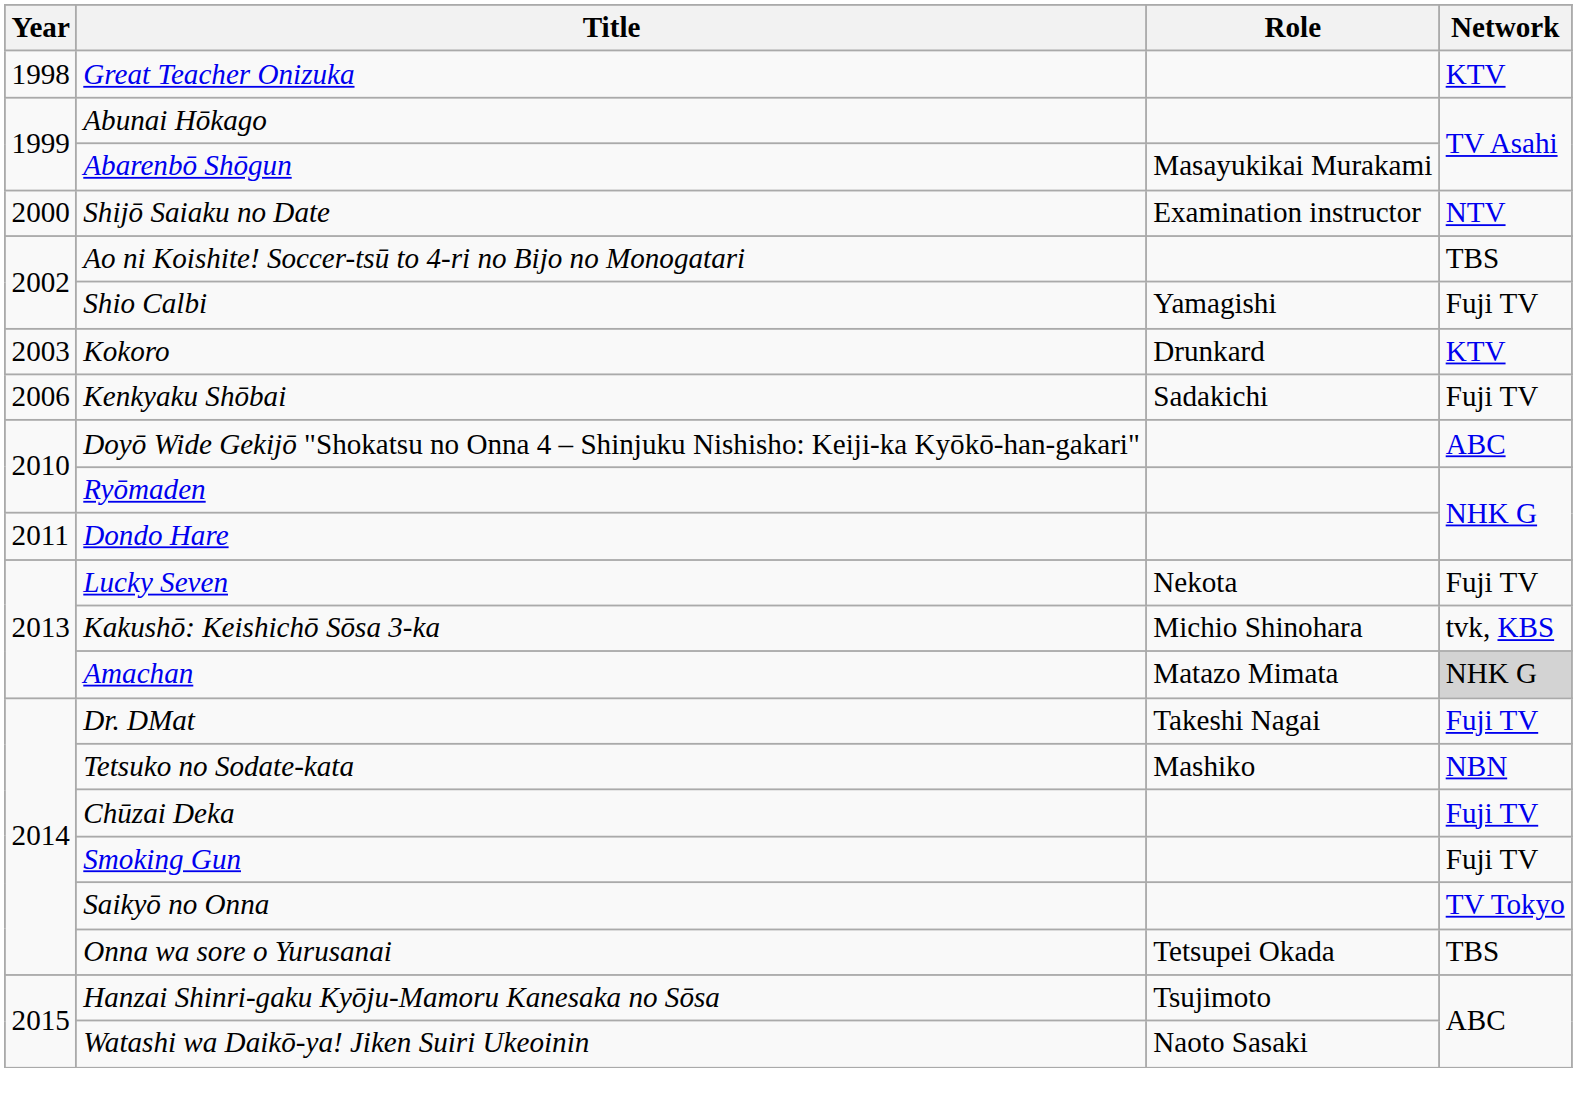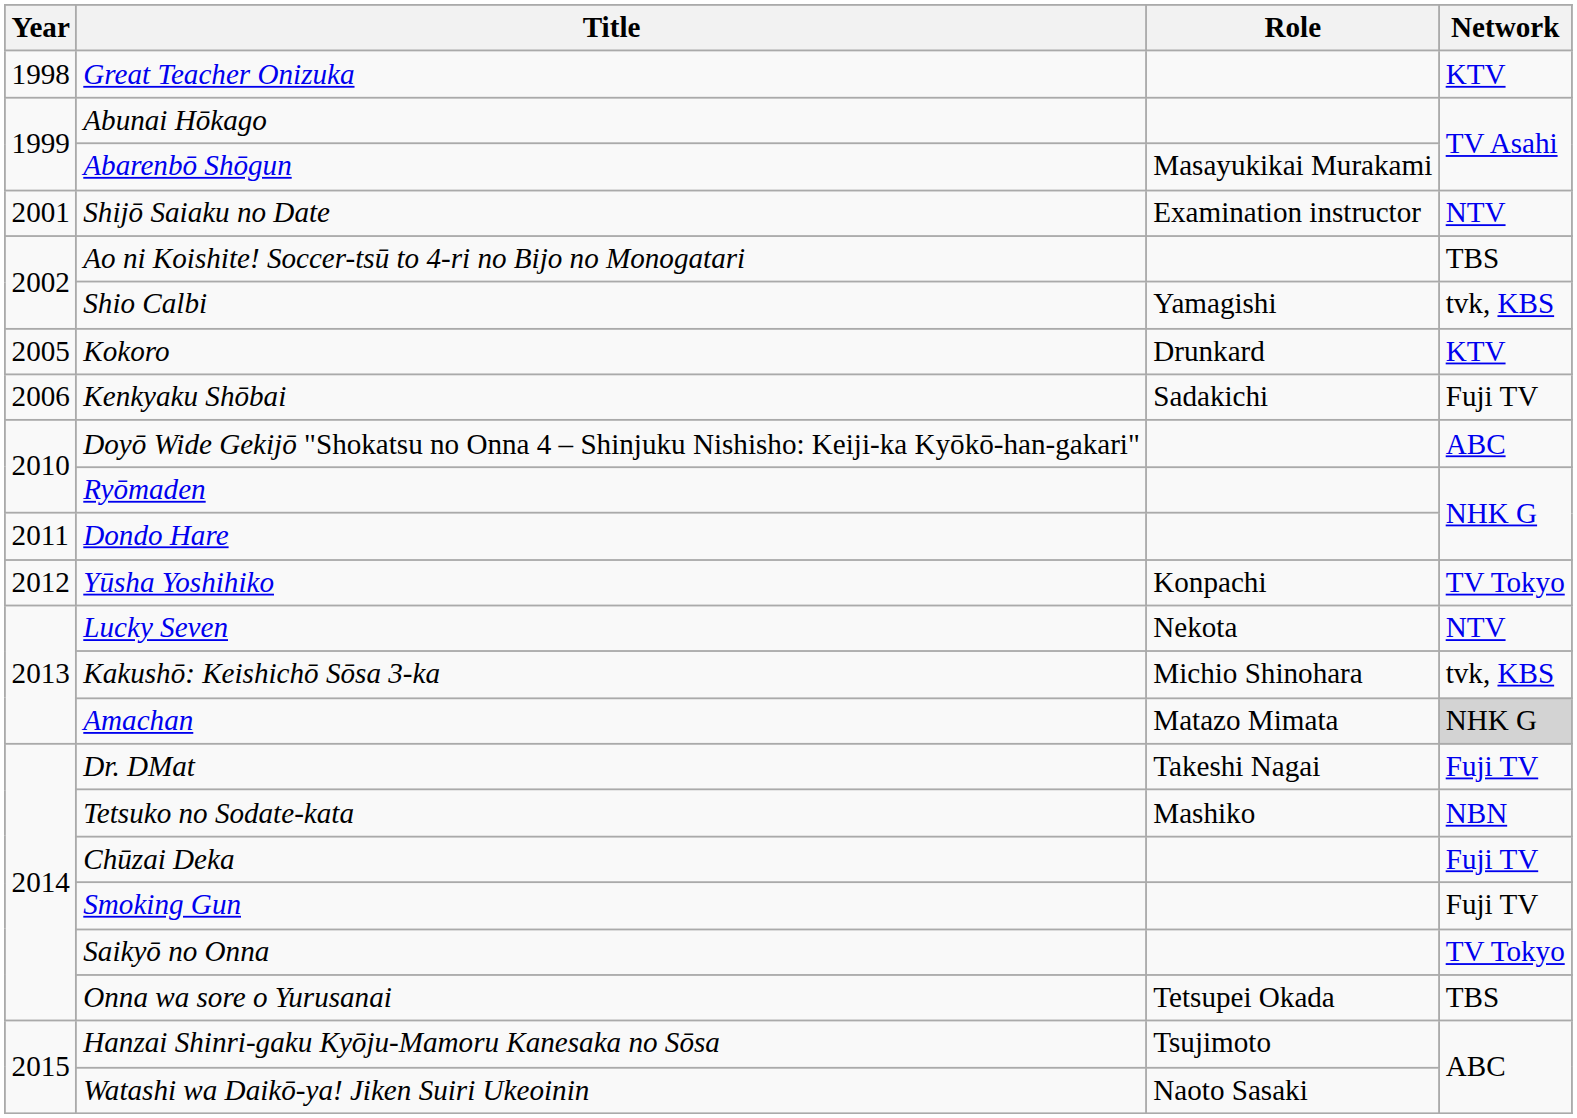(41, 212) 2000 -> (41, 212) 2001
(1492, 304) Fuji TV -> (1500, 304) tvk, KBS
(41, 350) 2003 -> (41, 350) 2005
+ row: (179, 581)
(1492, 581) Fuji TV -> (1476, 627) NTV
